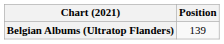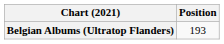(198, 30) 139 -> (198, 30) 193
